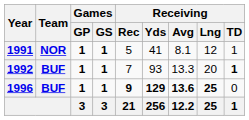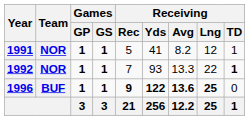(183, 50) 8.1 -> (183, 50) 8.2
(53, 69) BUF -> (53, 69) NOR
(210, 69) 20 -> (210, 69) 22
(156, 87) 129 -> (156, 87) 122
